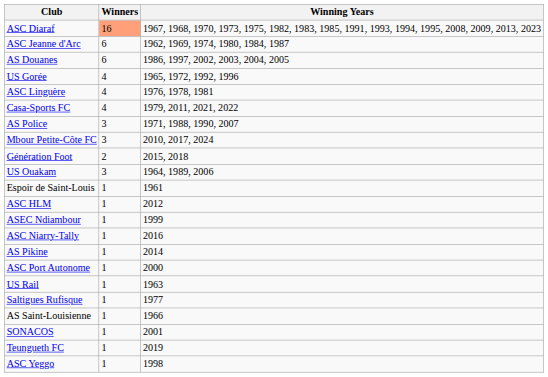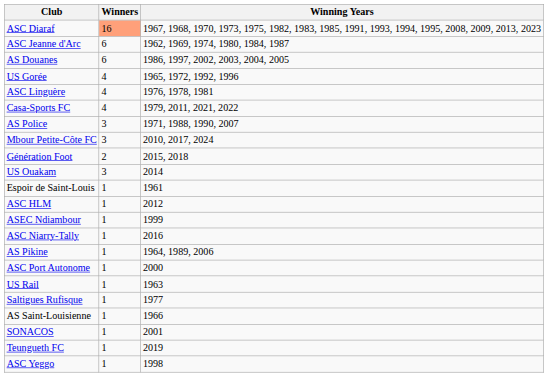(178, 172) 1964, 1989, 2006 -> (153, 172) 2014
(153, 252) 2014 -> (178, 252) 1964, 1989, 2006
